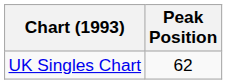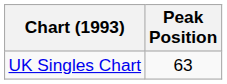(183, 65) 62 -> (183, 65) 63
